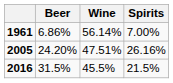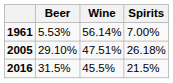(54, 31) 6.86% -> (54, 31) 5.53%
(57, 50) 24.20% -> (57, 50) 29.10%
(146, 50) 26.16% -> (146, 50) 26.18%
